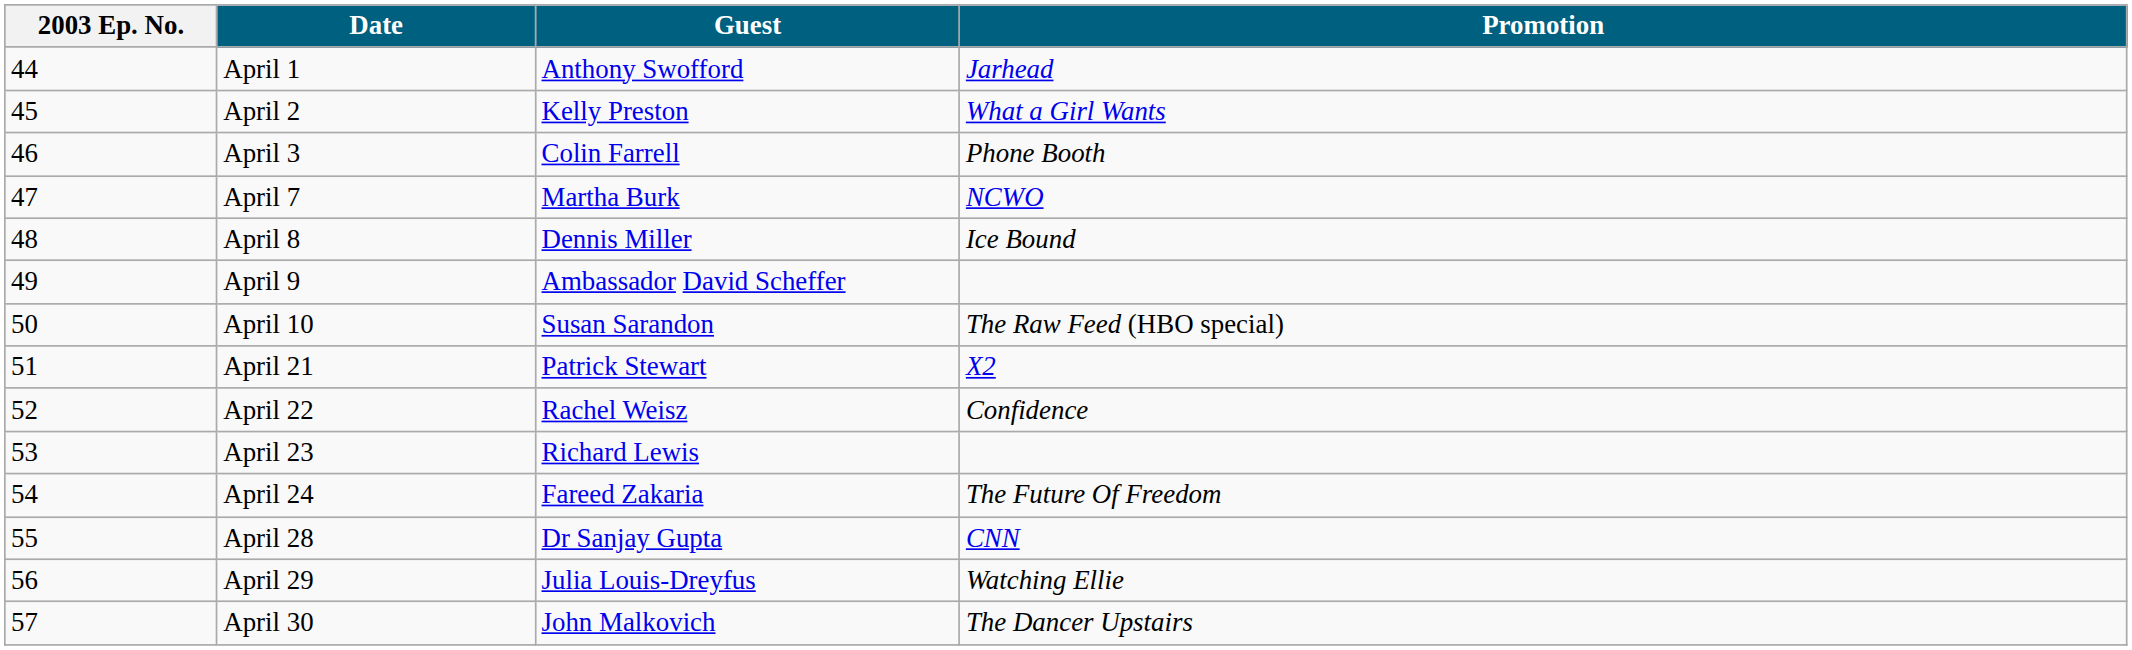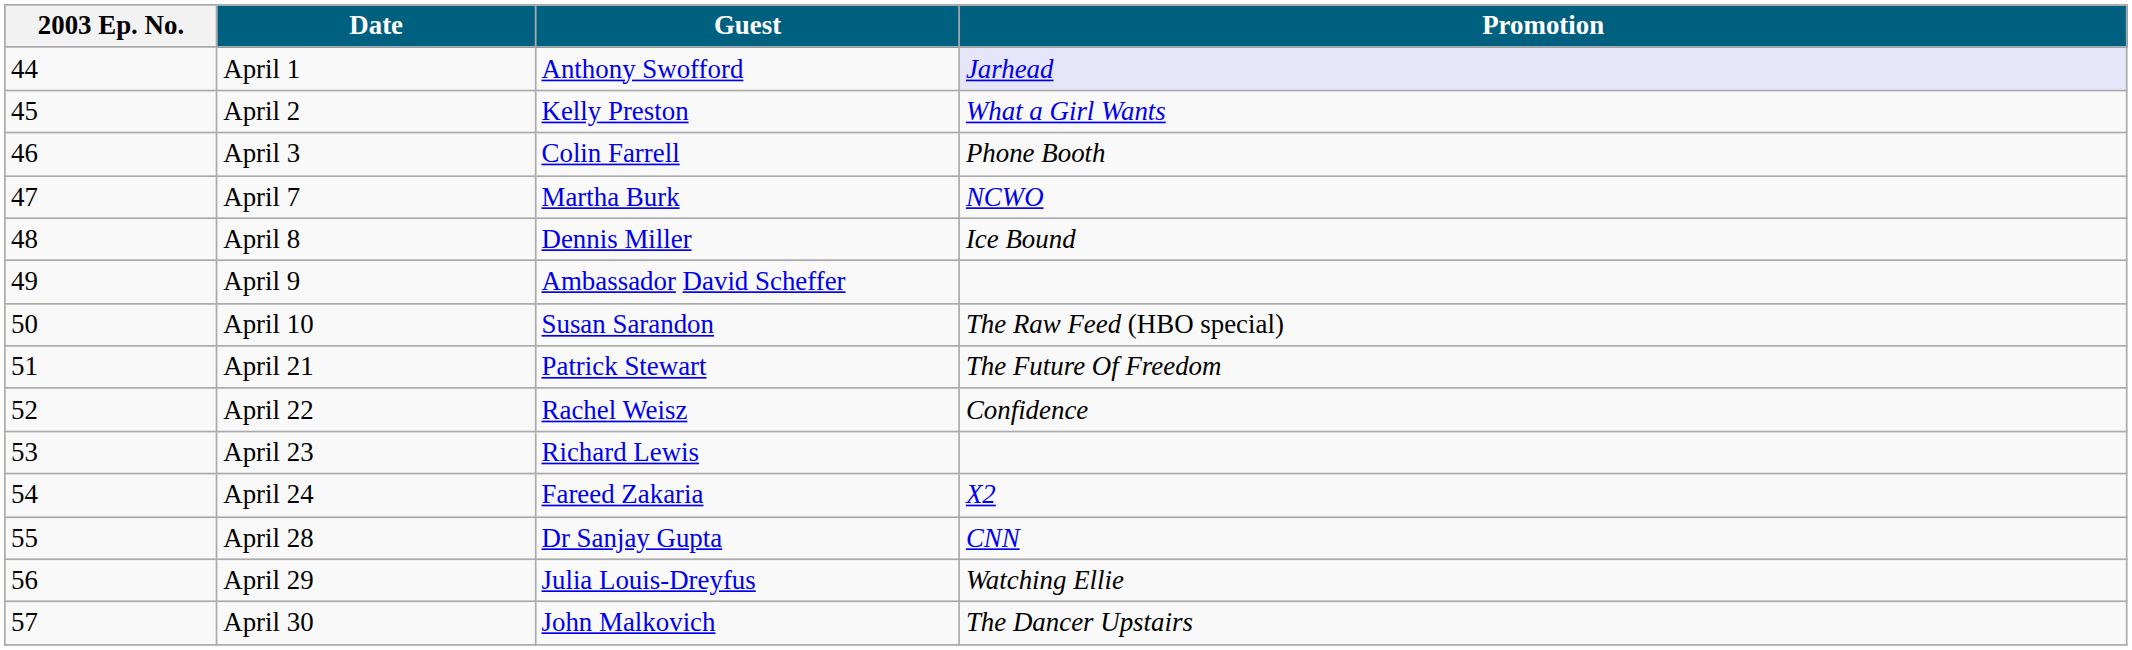(1010, 68) no background -> (1010, 68) lavender background
(981, 366) X2 -> (1094, 366) The Future Of Freedom
(1094, 494) The Future Of Freedom -> (981, 494) X2
